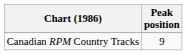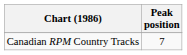(162, 41) 9 -> (162, 41) 7
